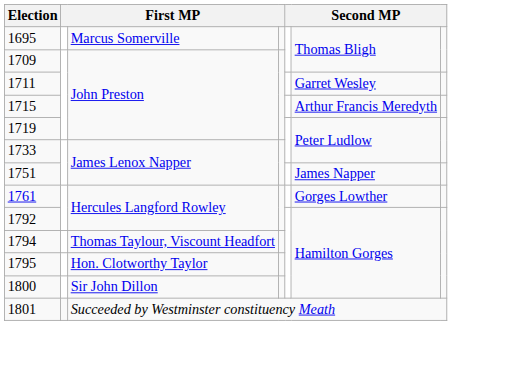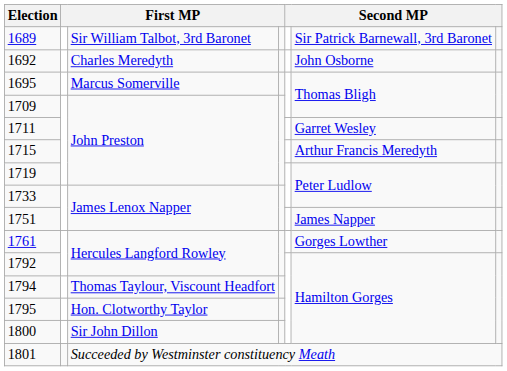+ row: (22, 38)
+ row: (22, 60)
